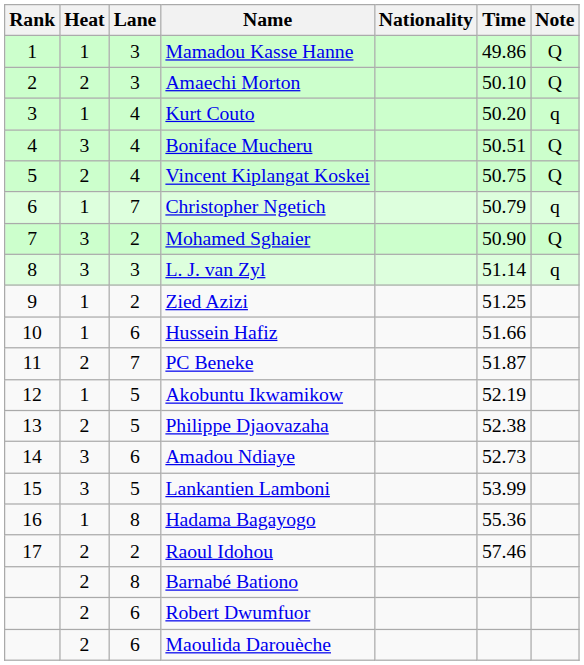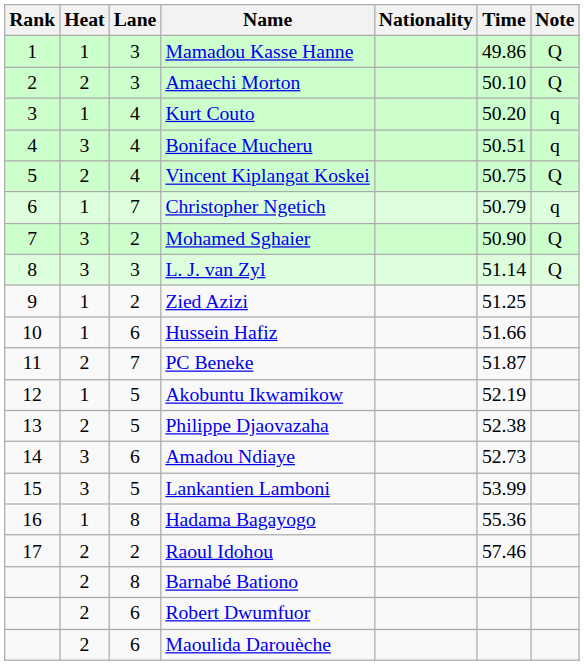(555, 144) Q -> (555, 144) q
(555, 269) q -> (555, 269) Q
